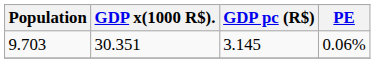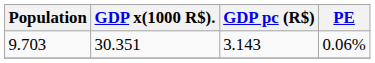(242, 44) 3.145 -> (242, 44) 3.143
